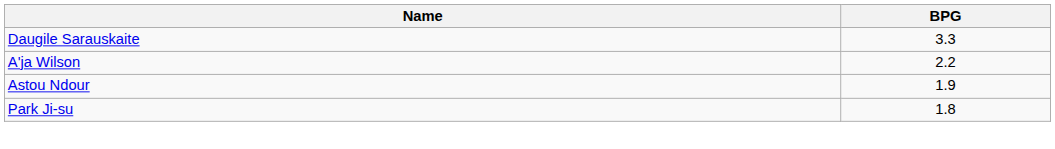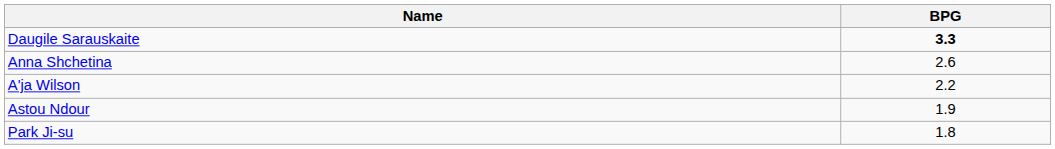(946, 39) normal -> (946, 39) bold
+ row: (60, 62)
